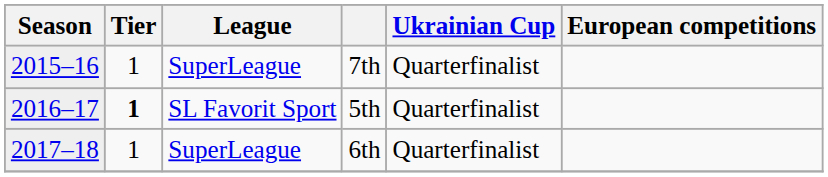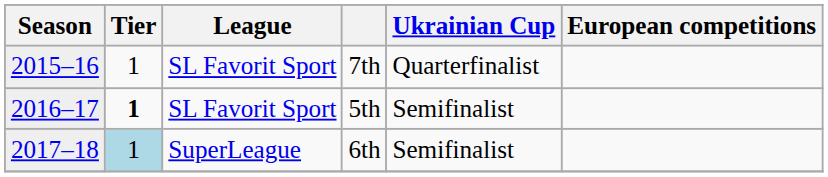(235, 66) SuperLeague -> (252, 66) SL Favorit Sport
(466, 107) Quarterfinalist -> (453, 107) Semifinalist
(134, 149) no background -> (134, 149) lightblue background
(466, 149) Quarterfinalist -> (453, 149) Semifinalist
